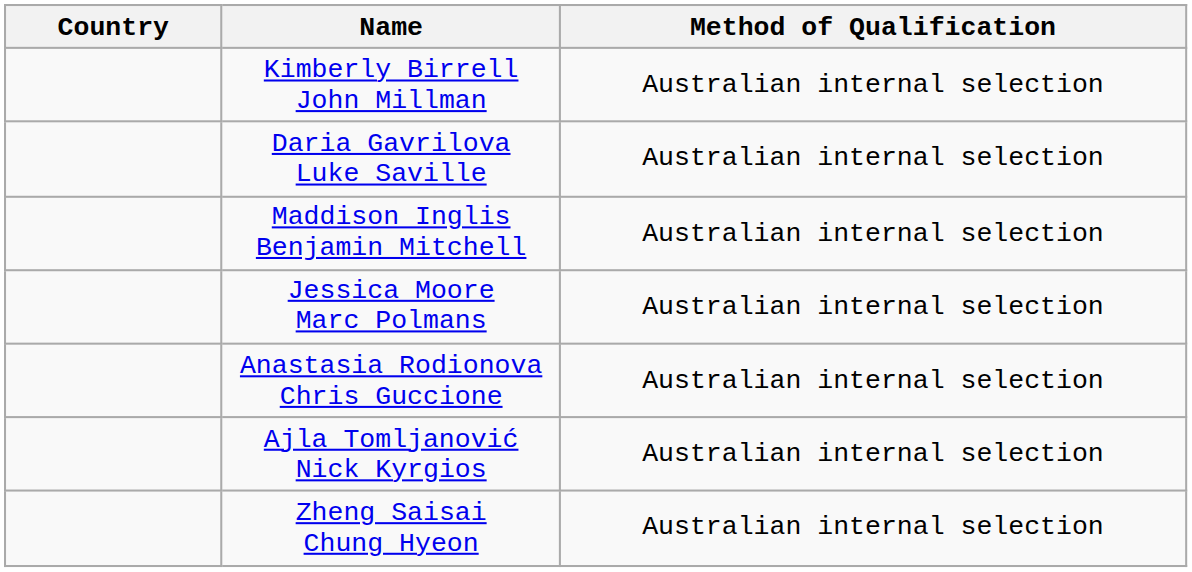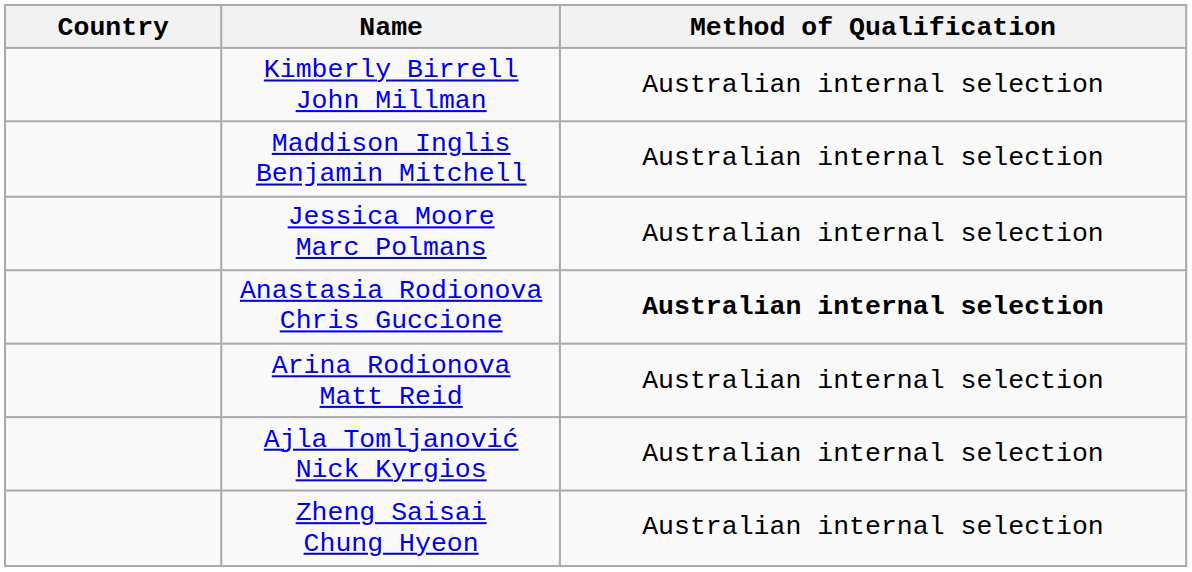- row: (391, 159)
(873, 380) normal -> (873, 307) bold
+ row: (391, 380)
